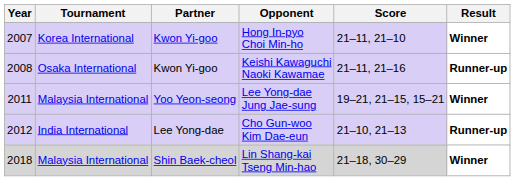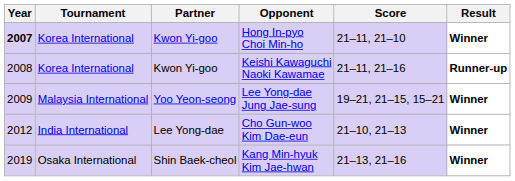(20, 38) normal -> (20, 38) bold
(87, 69) Osaka International -> (86, 69) Korea International
(20, 99) 2011 -> (20, 99) 2009
(478, 130) Runner-up -> (469, 130) Winner
- row: (279, 161)
+ row: (280, 161)
